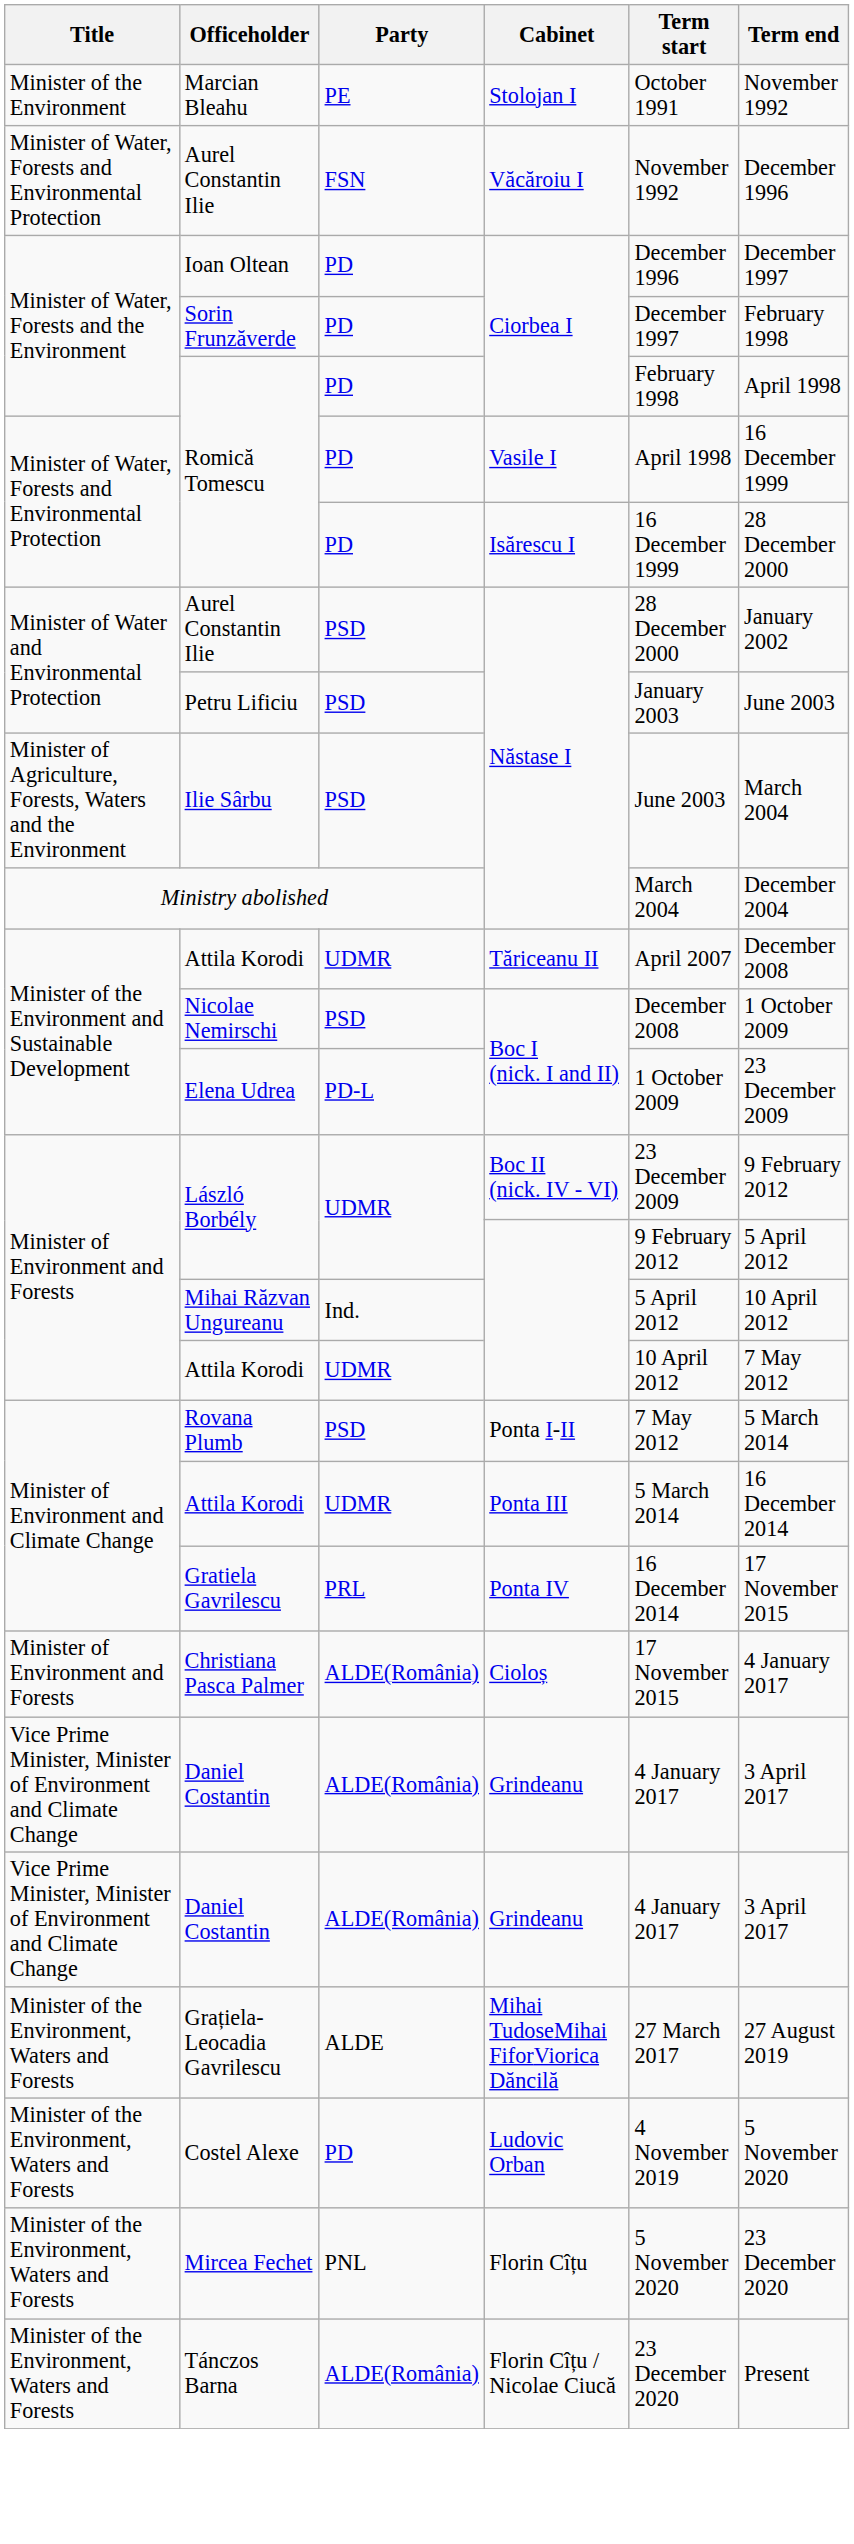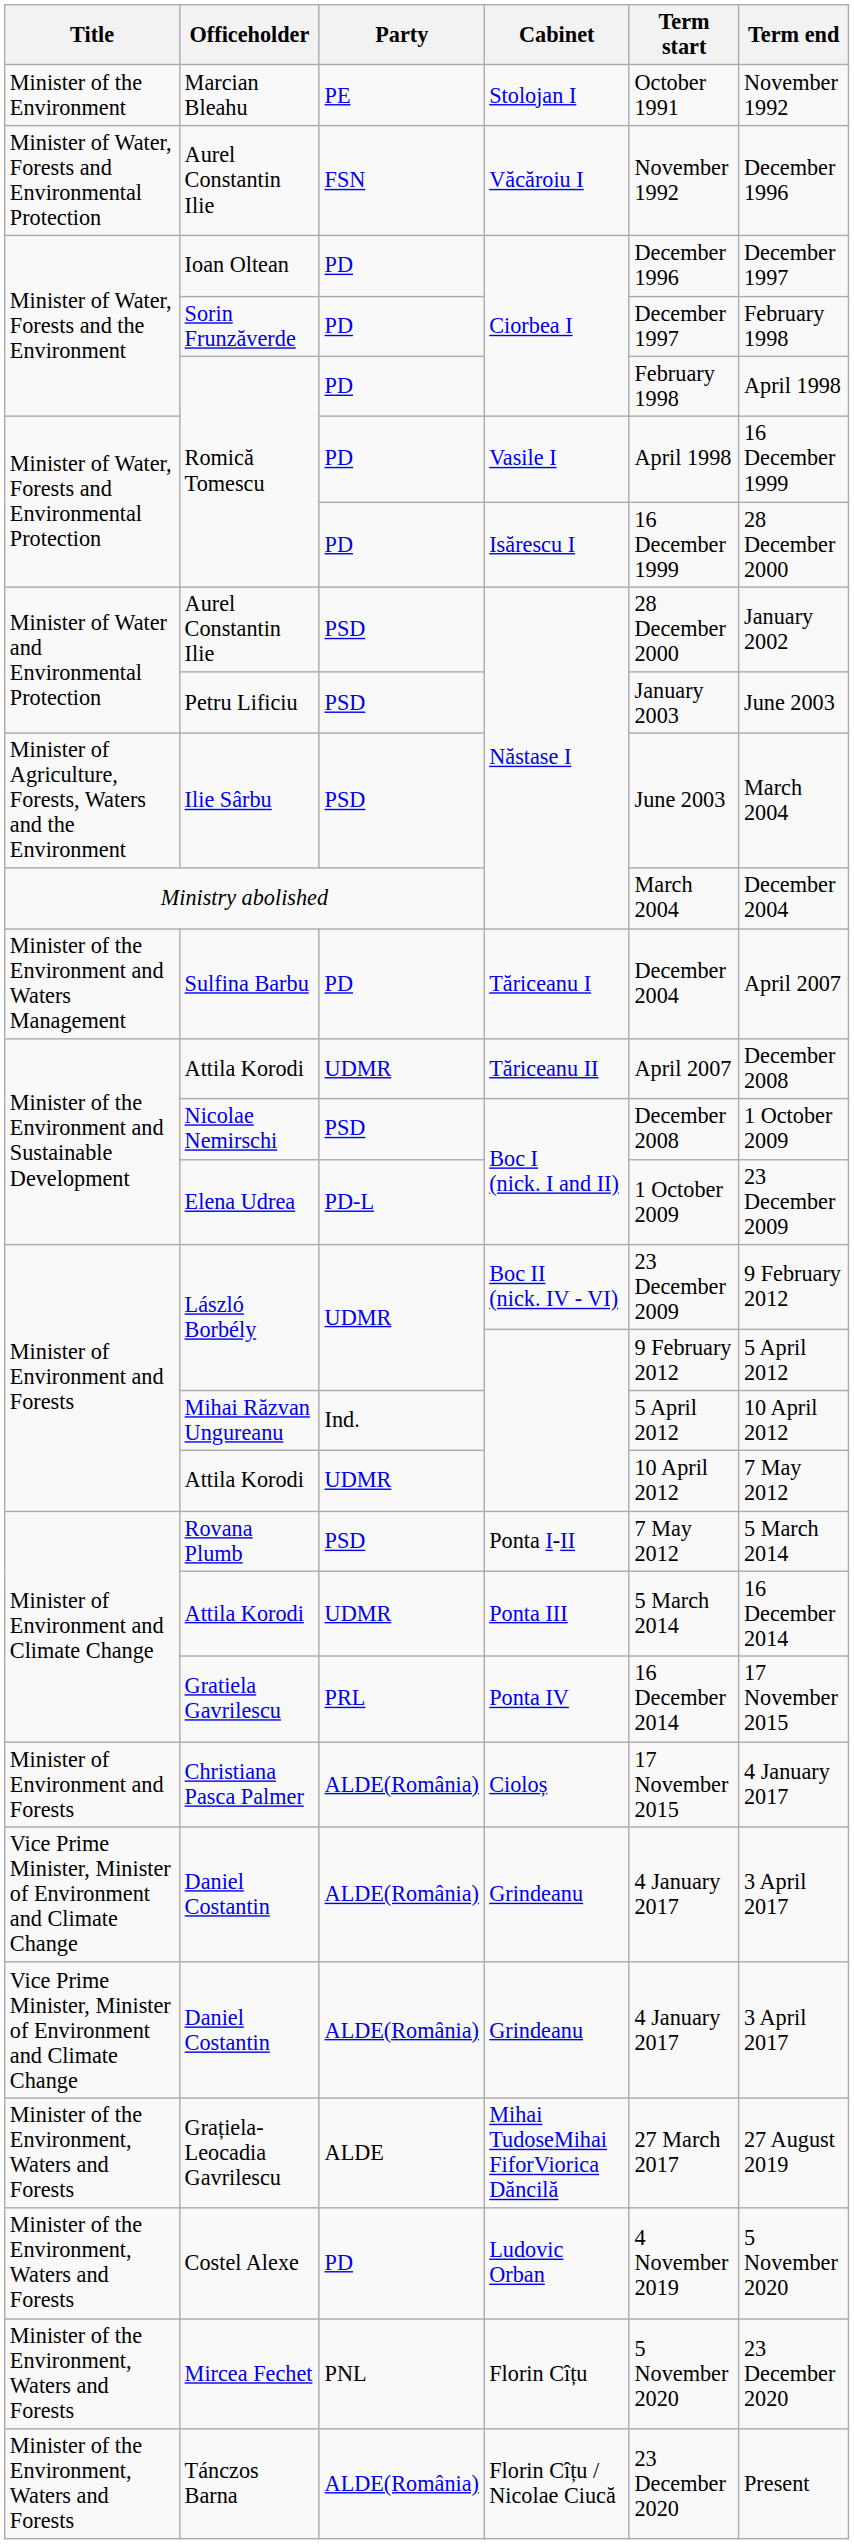+ row: (247, 983)
